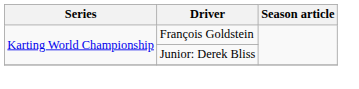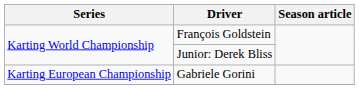+ row: (216, 74)
